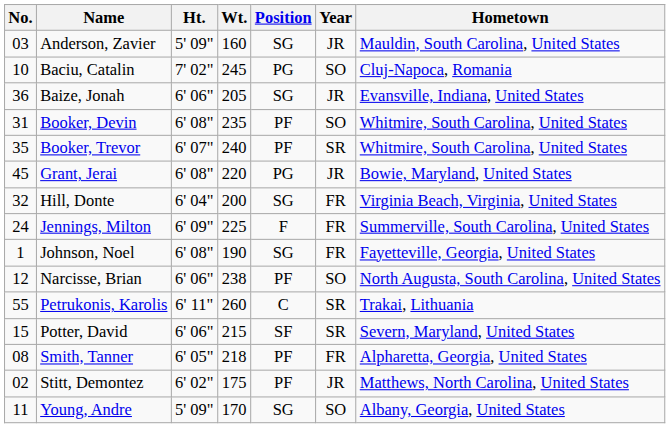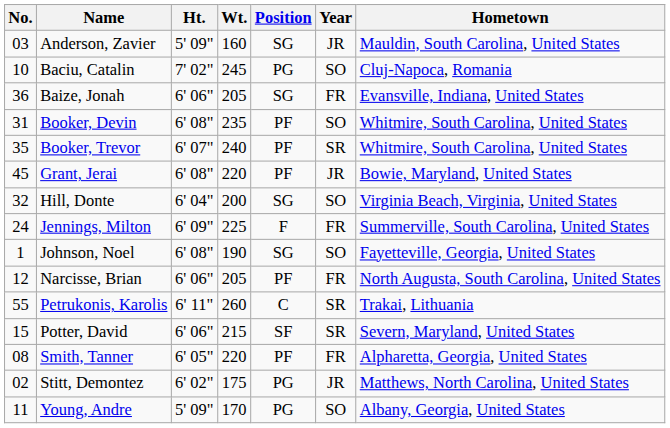(336, 95) JR -> (336, 95) FR
(283, 174) PG -> (283, 174) PF
(336, 200) FR -> (336, 200) SO
(336, 252) FR -> (336, 252) SO
(234, 278) 238 -> (234, 278) 205
(336, 278) SO -> (336, 278) FR
(234, 357) 218 -> (234, 357) 220
(283, 383) PF -> (283, 383) PG
(283, 409) SG -> (283, 409) PG
